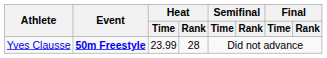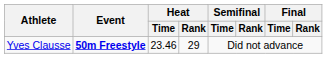(164, 45) 23.99 -> (164, 45) 23.46
(194, 45) 28 -> (194, 45) 29
